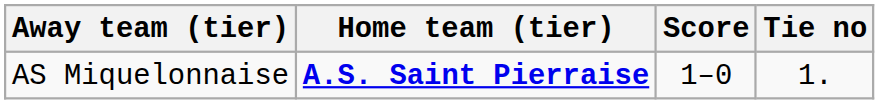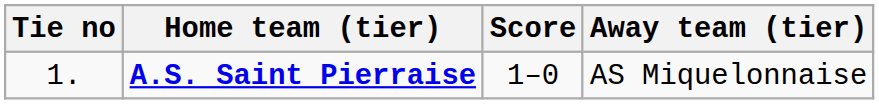columns swapped: (815, 29) <-> (151, 29)
